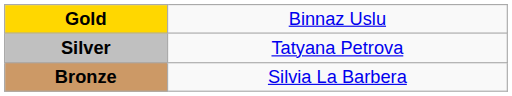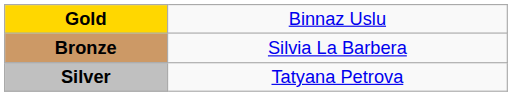rows swapped: (86, 47) <-> (86, 76)
